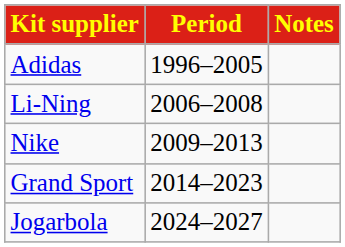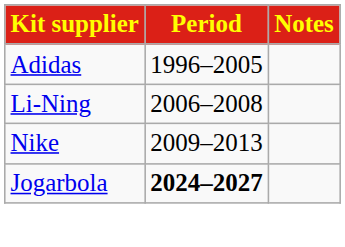- row: (72, 182)
(206, 222) normal -> (206, 182) bold
